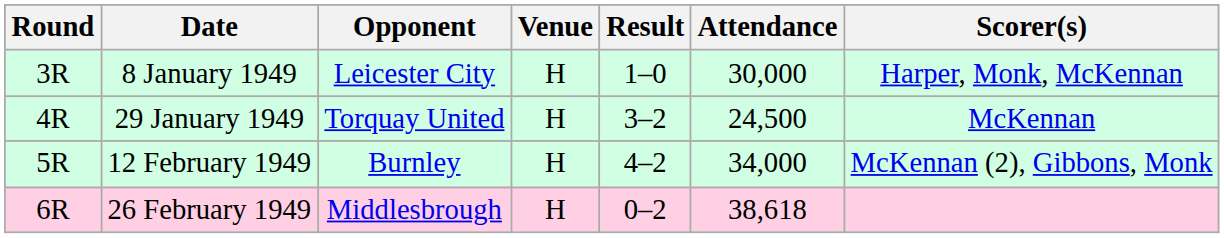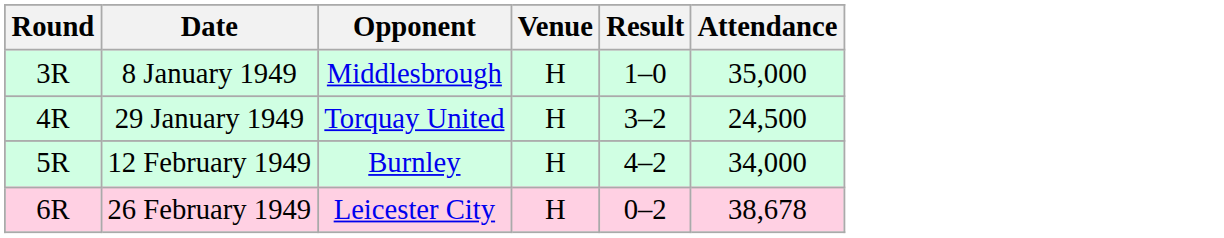- column: (1032, 27)
(414, 72) Leicester City -> (414, 72) Middlesbrough
(767, 72) 30,000 -> (767, 72) 35,000
(414, 208) Middlesbrough -> (414, 208) Leicester City
(767, 208) 38,618 -> (767, 208) 38,678
